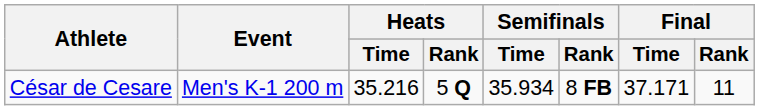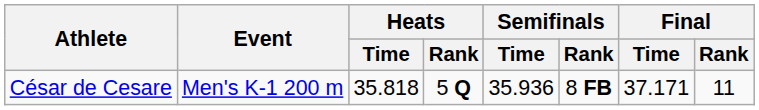(386, 88) 35.216 -> (386, 88) 35.818
(521, 88) 35.934 -> (521, 88) 35.936
